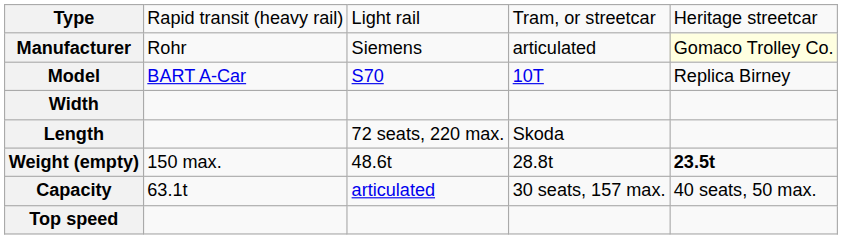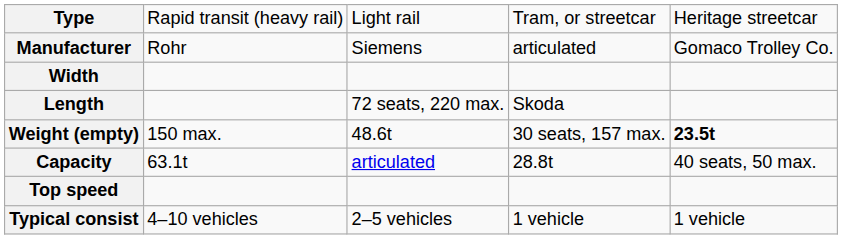(754, 47) lightyellow background -> (754, 47) no background
- row: (74, 76)
(533, 162) 28.8t -> (589, 133) 30 seats, 157 max.
(589, 190) 30 seats, 157 max. -> (533, 162) 28.8t
+ row: (74, 219)
